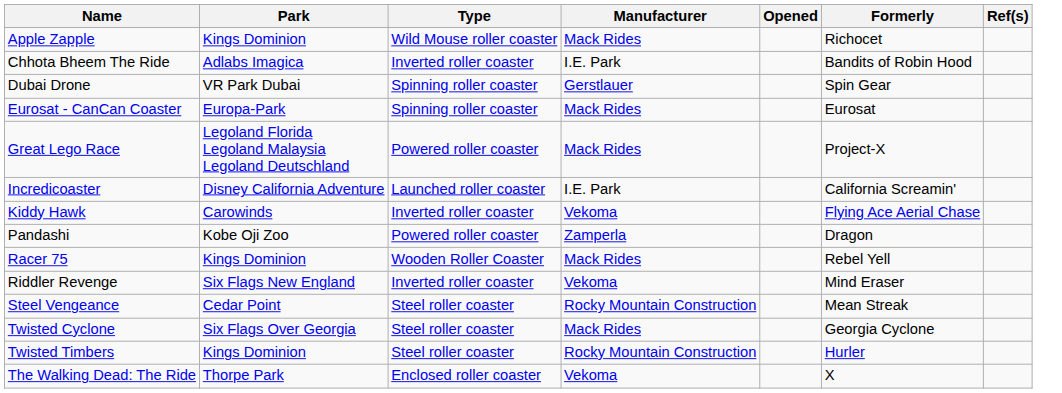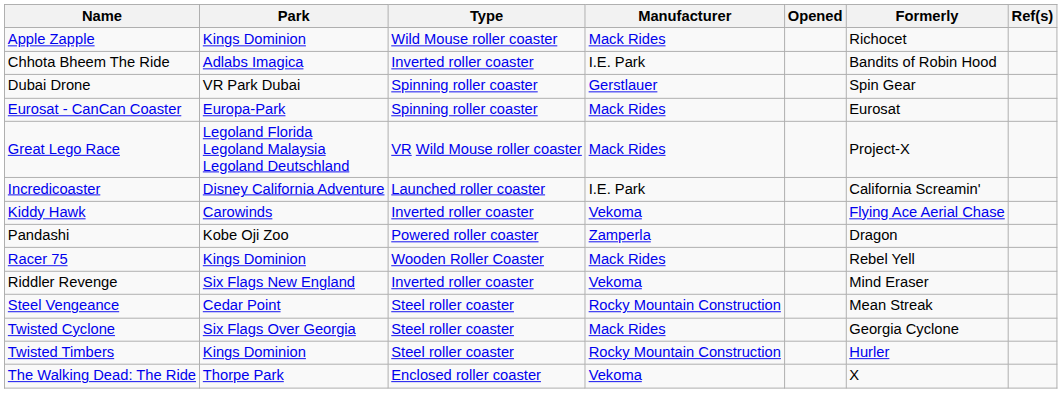(465, 149) Powered roller coaster -> (487, 149) VR Wild Mouse roller coaster
